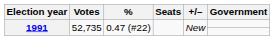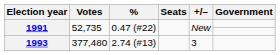+ row: (37, 43)
